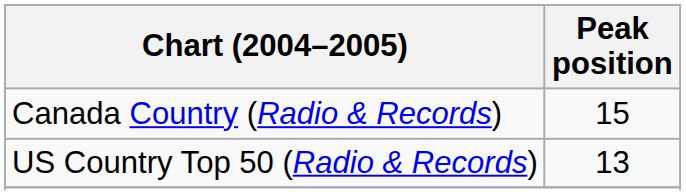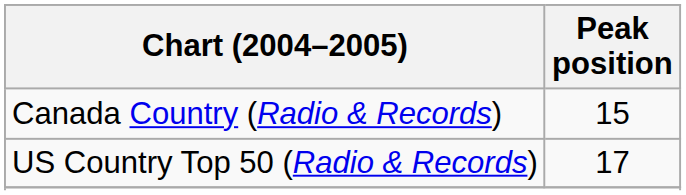(612, 162) 13 -> (612, 162) 17
